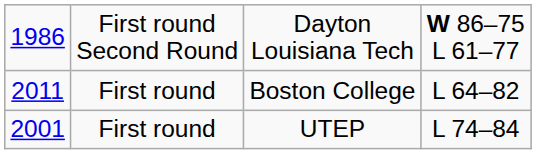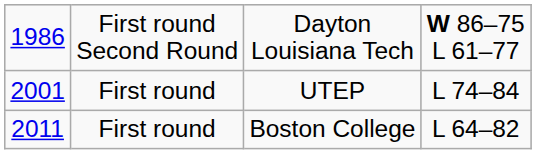rows swapped: (332, 129) <-> (332, 90)
